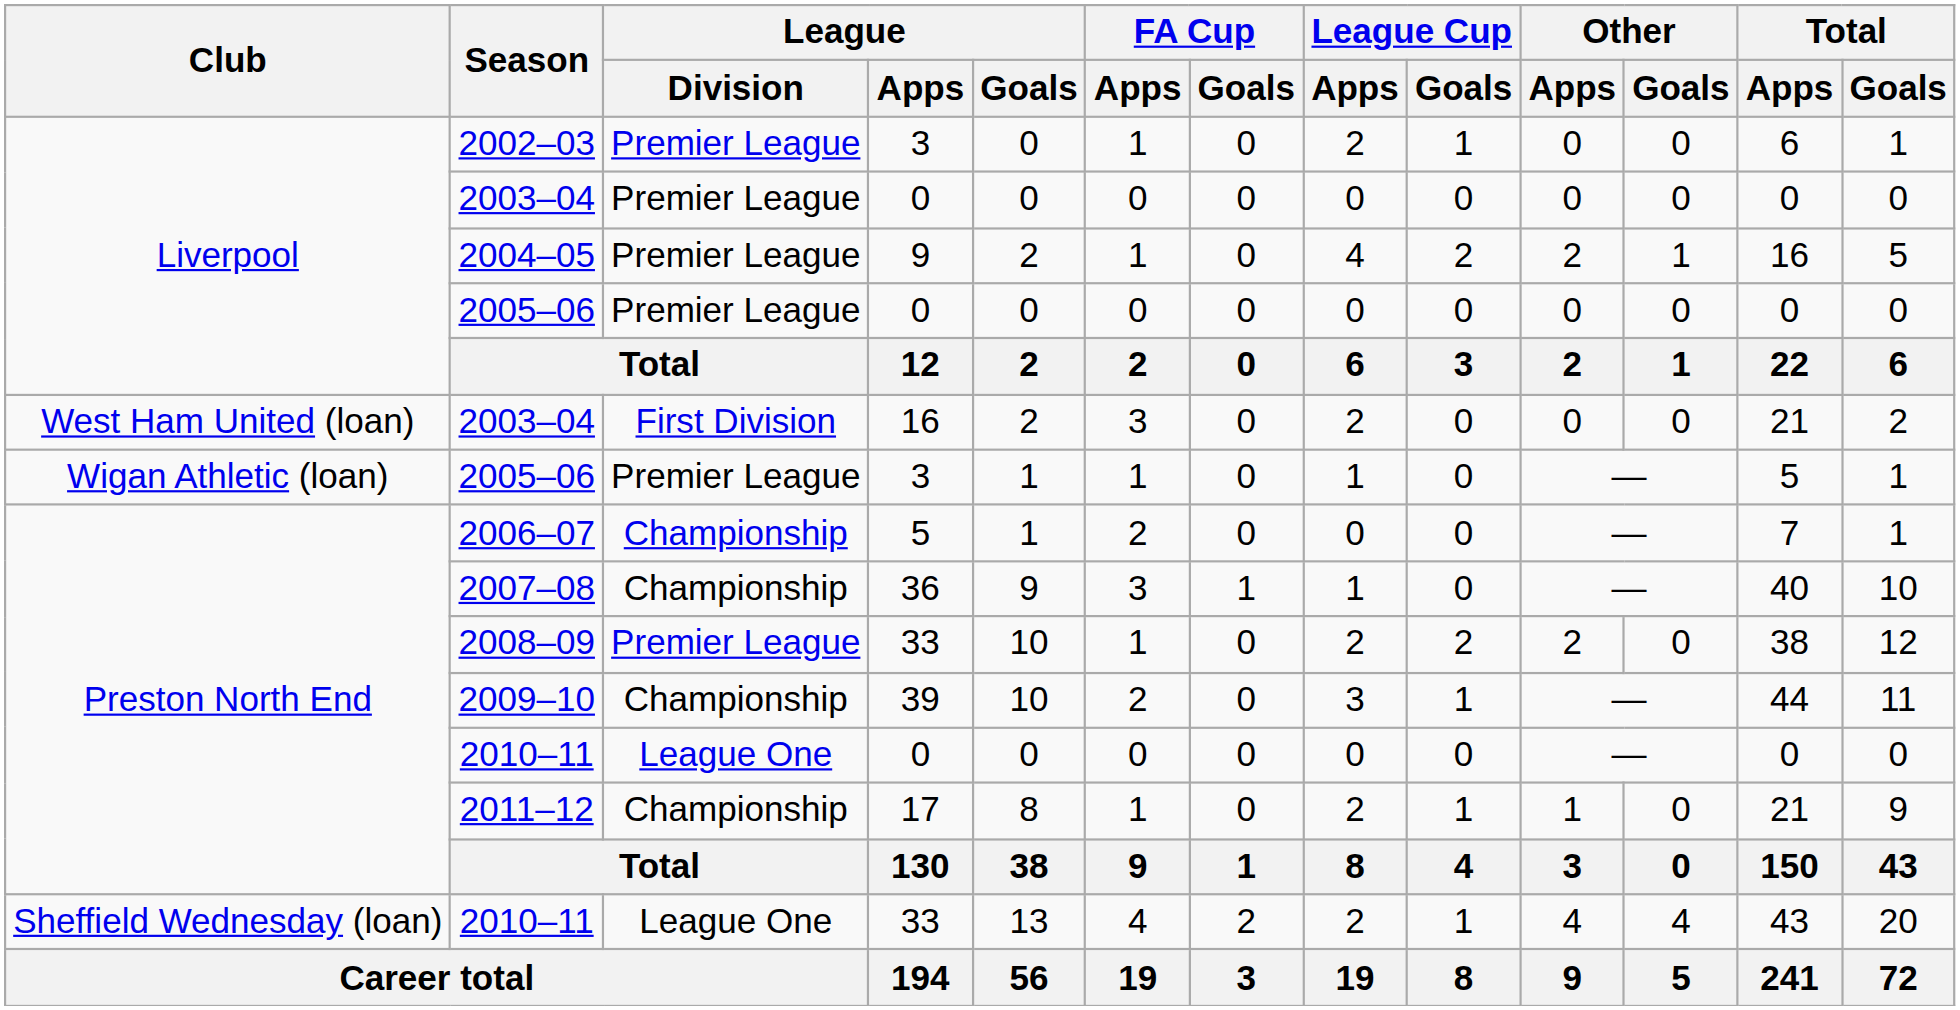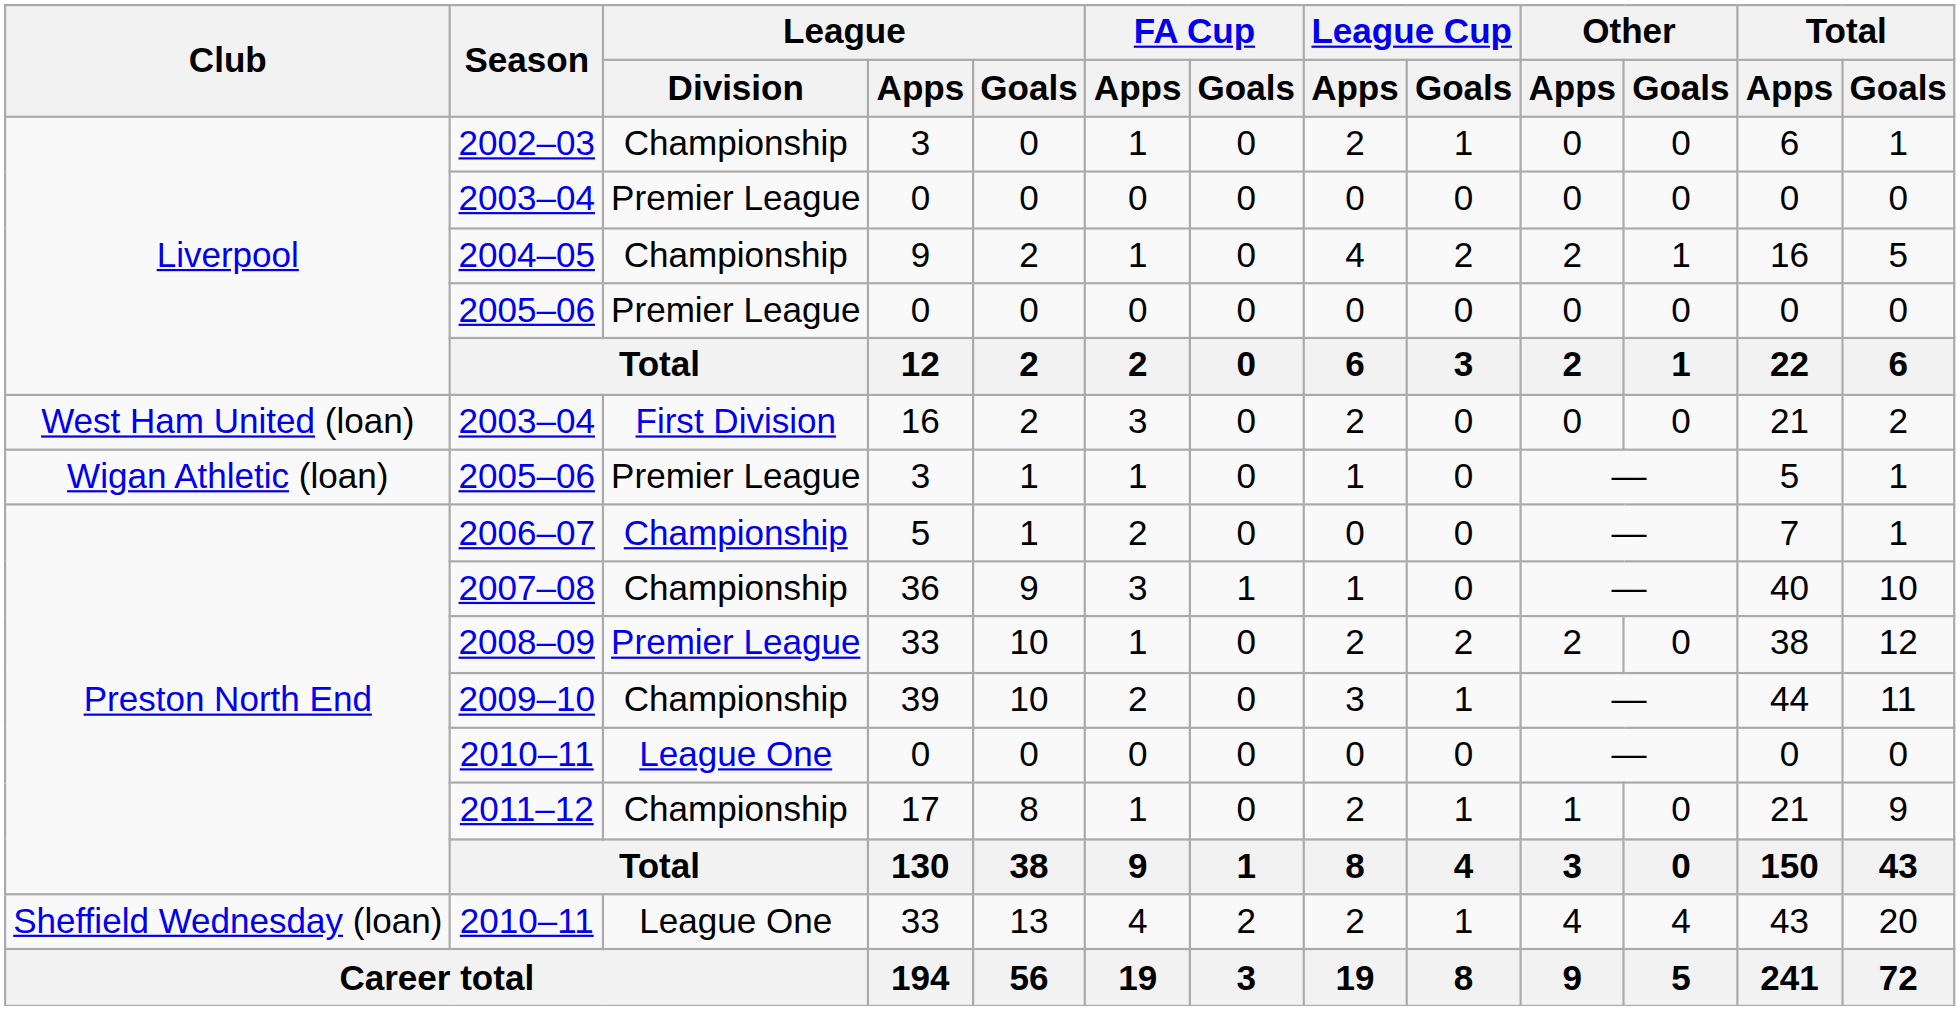(736, 143) Premier League -> (736, 143) Championship
(736, 254) Premier League -> (736, 254) Championship
